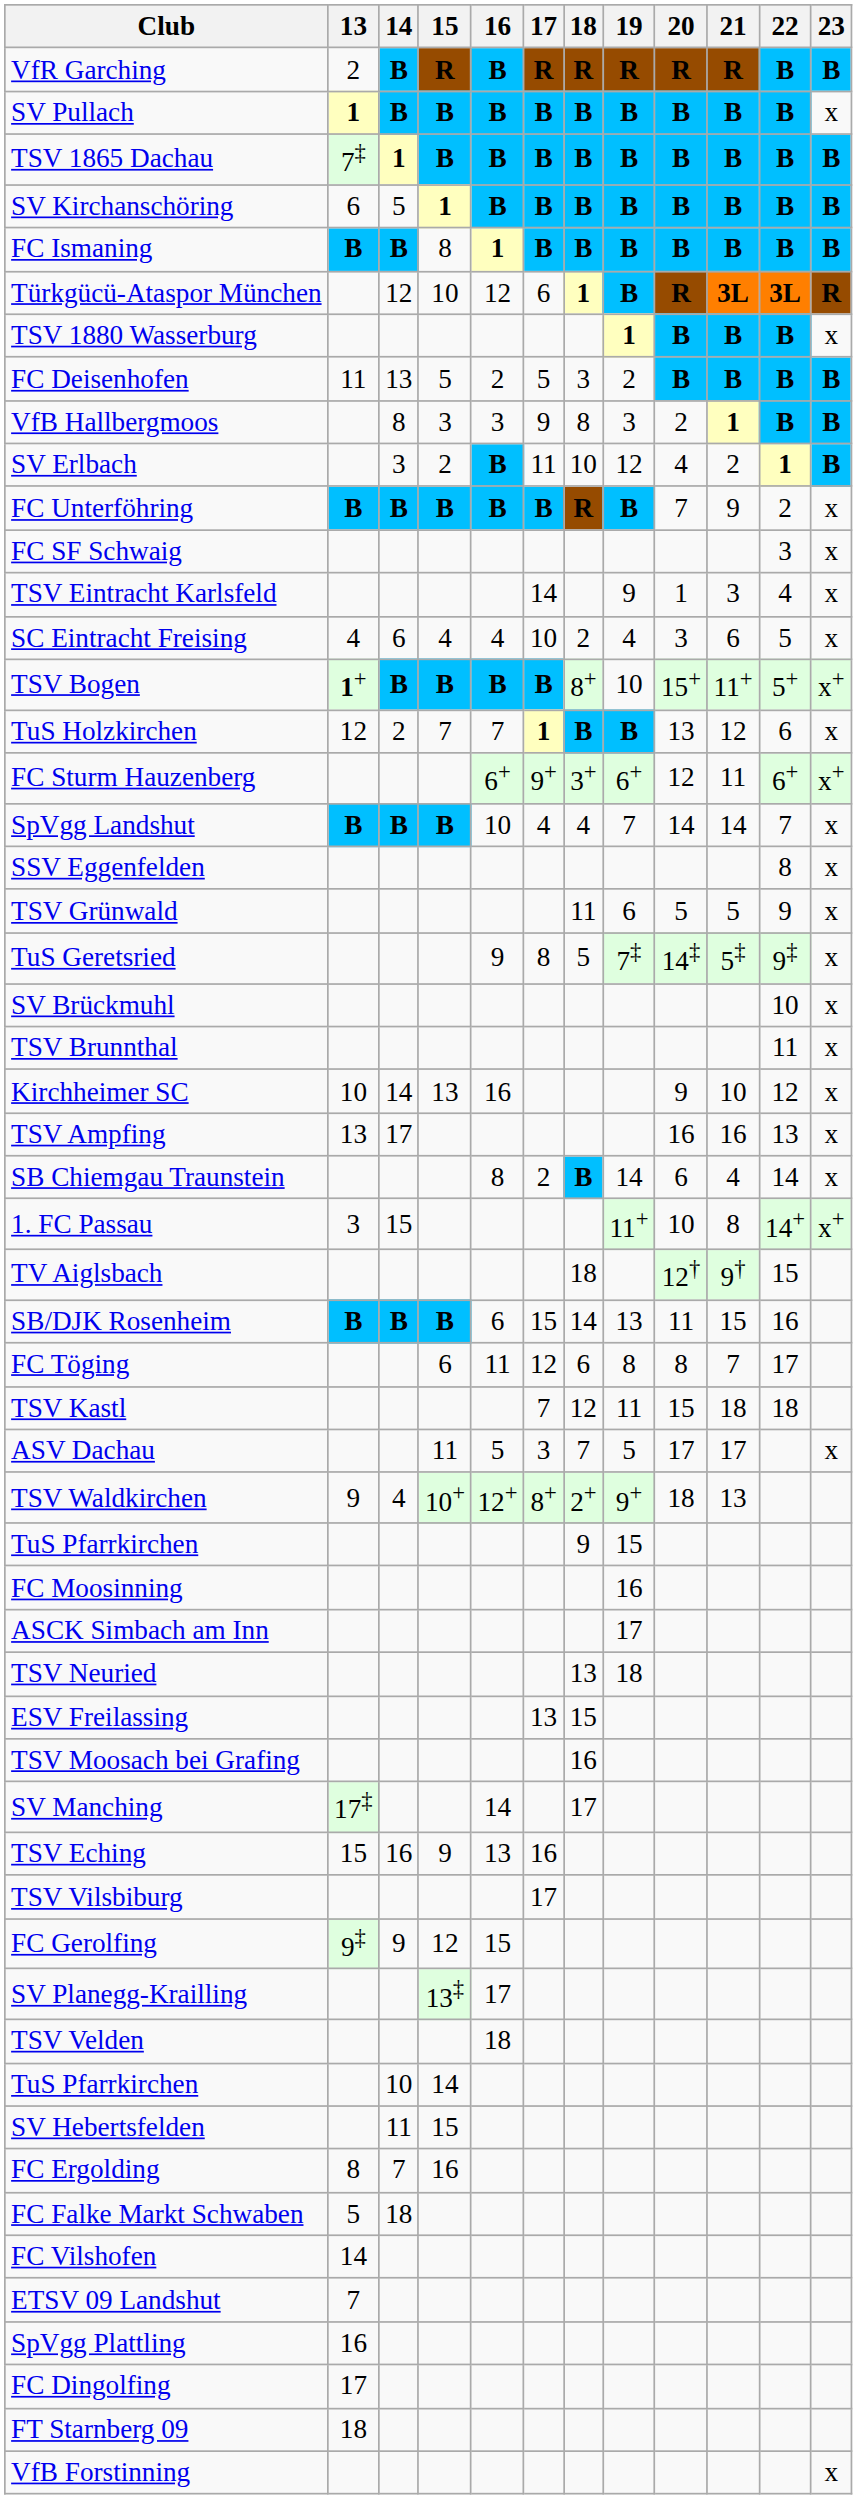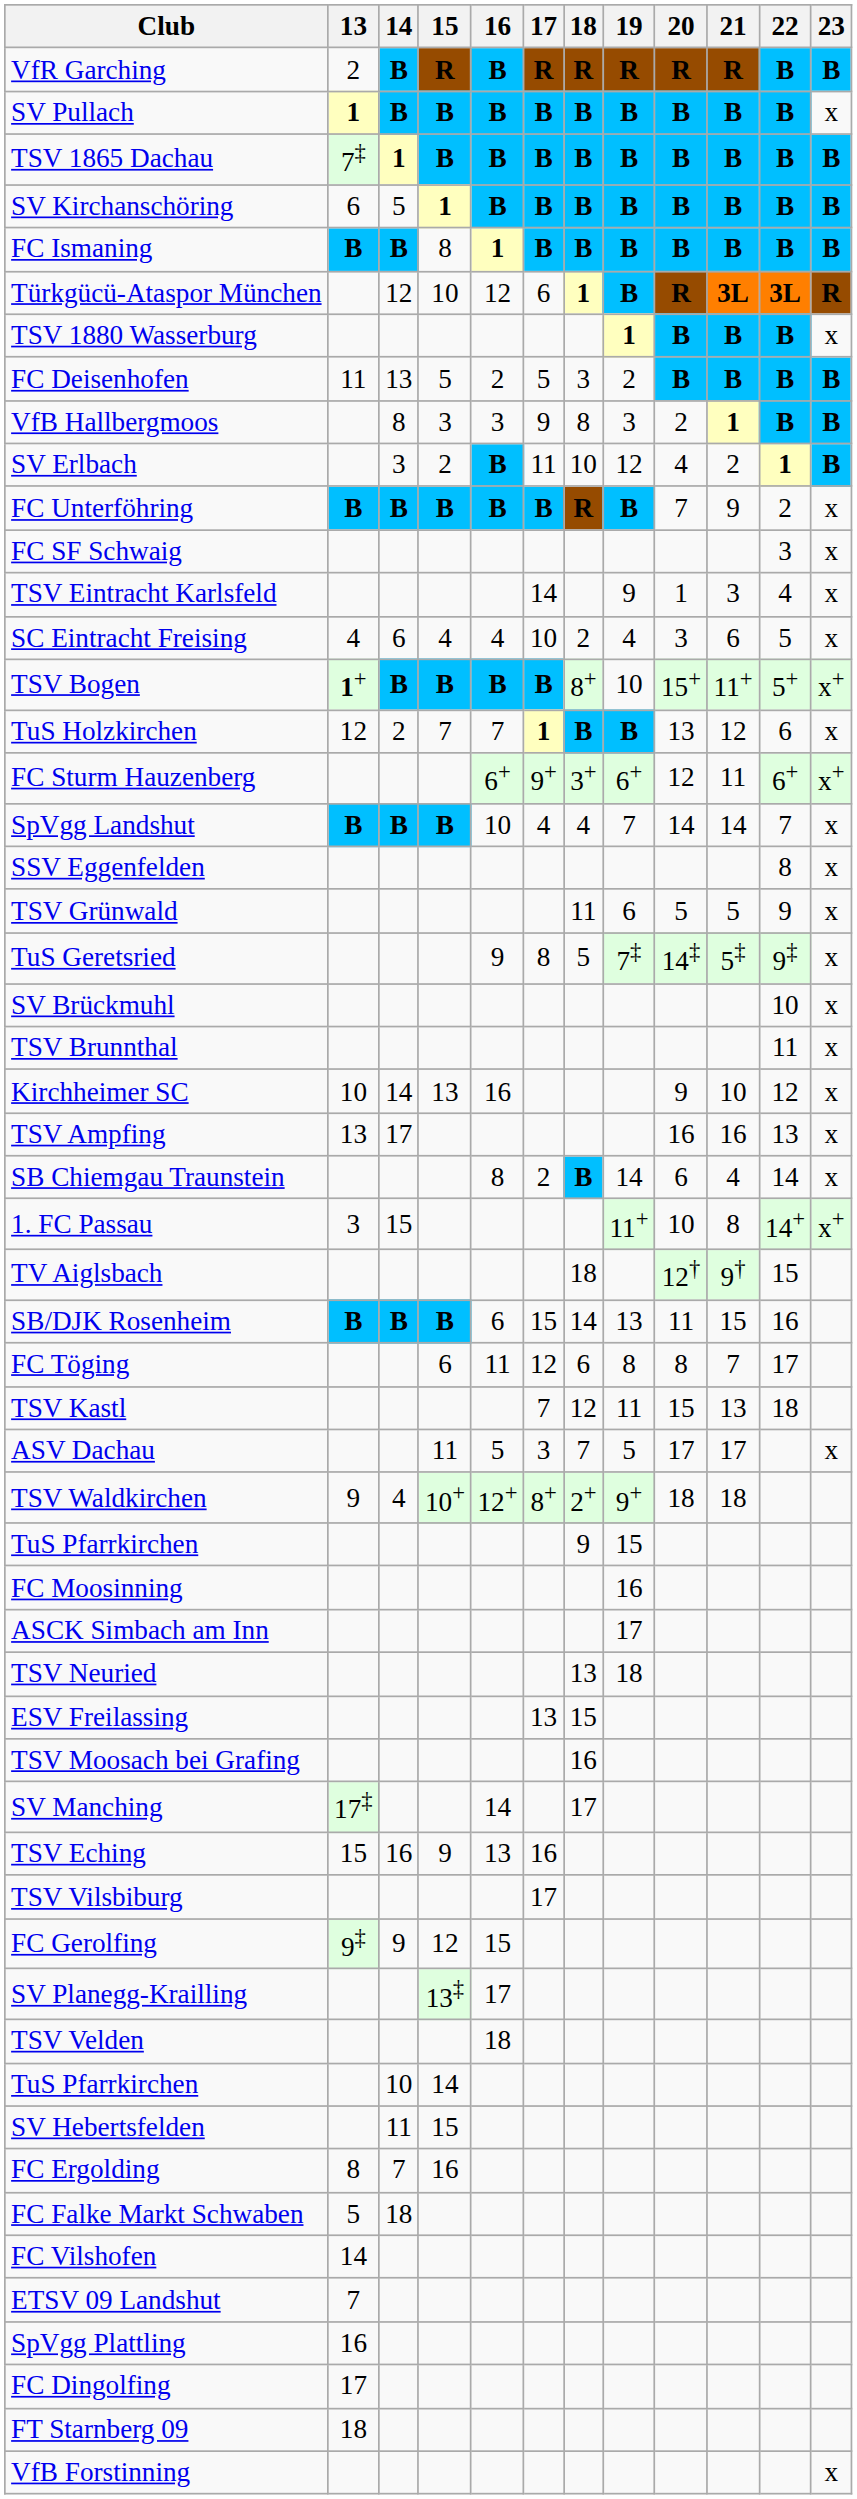(733, 1407) 18 -> (733, 1407) 13
(733, 1497) 13 -> (733, 1497) 18
